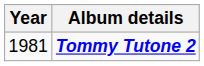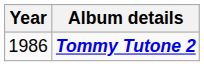(28, 46) 1981 -> (28, 46) 1986
